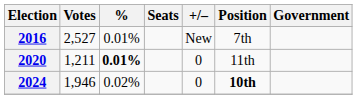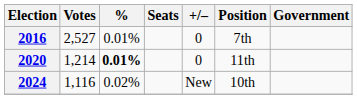(199, 37) New -> (199, 37) 0
(80, 60) 1,211 -> (80, 60) 1,214
(80, 82) 1,946 -> (80, 82) 1,116
(199, 82) 0 -> (199, 82) New
(243, 82) bold -> (243, 82) normal
